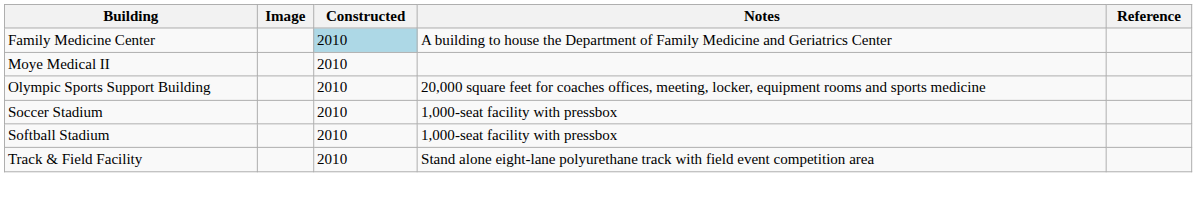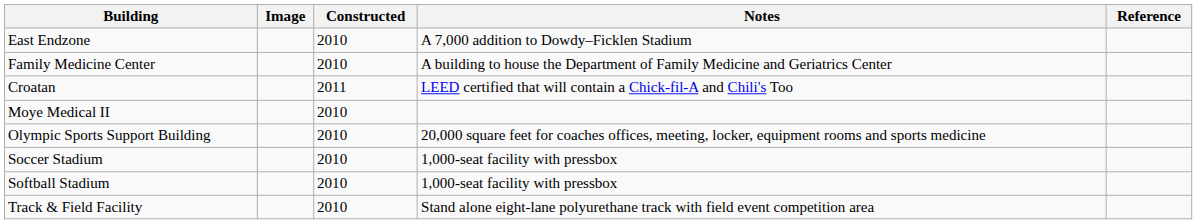+ row: (49, 40)
(332, 40) lightblue background -> (332, 64) no background
+ row: (32, 87)
